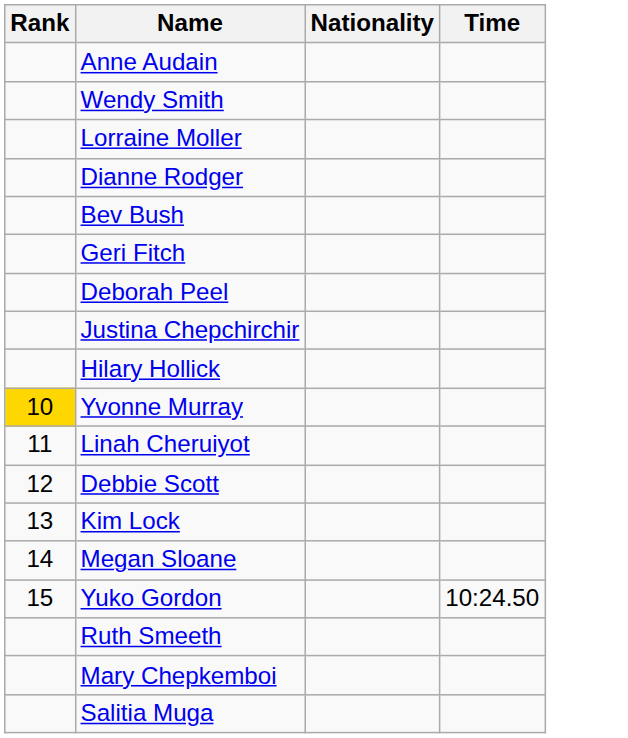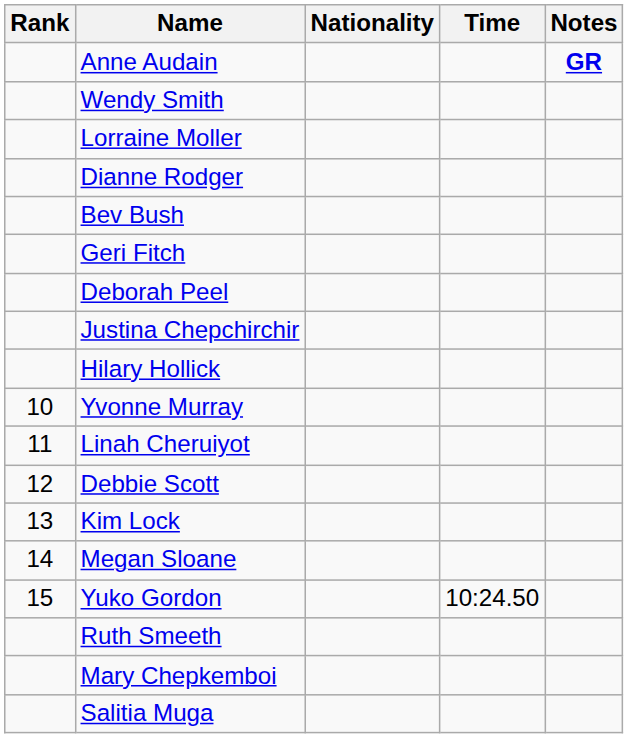+ column: (584, 23)
(40, 406) gold background -> (40, 406) no background
